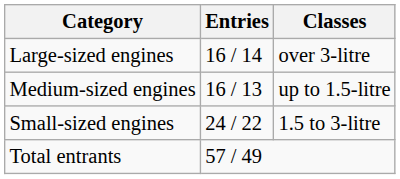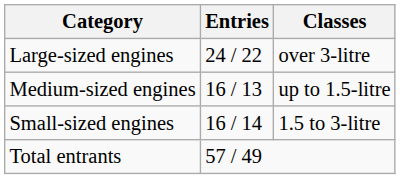(234, 55) 16 / 14 -> (234, 55) 24 / 22
(234, 123) 24 / 22 -> (234, 123) 16 / 14
